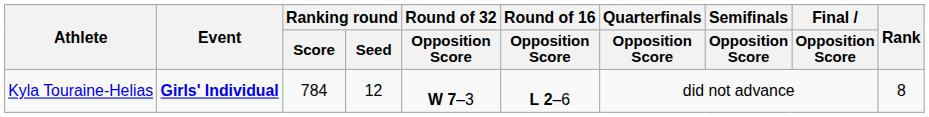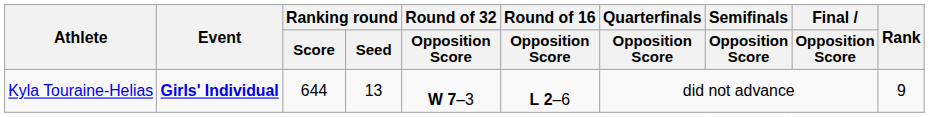(314, 91) 784 -> (314, 91) 644
(374, 91) 12 -> (374, 91) 13
(901, 91) 8 -> (901, 91) 9
